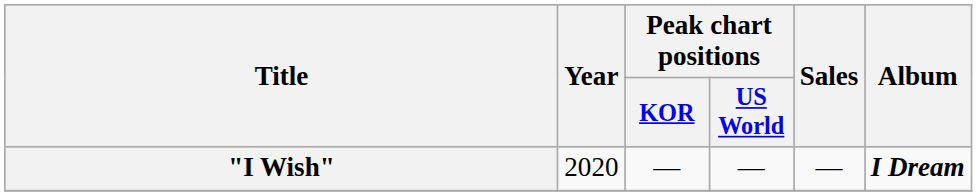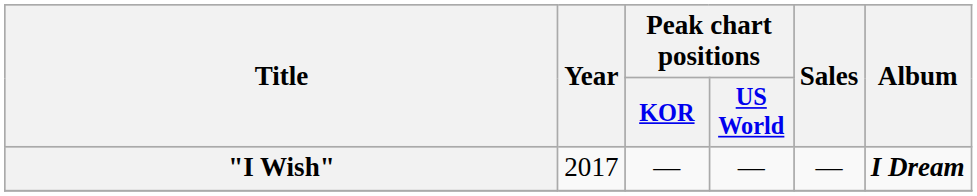(591, 168) 2020 -> (591, 168) 2017
